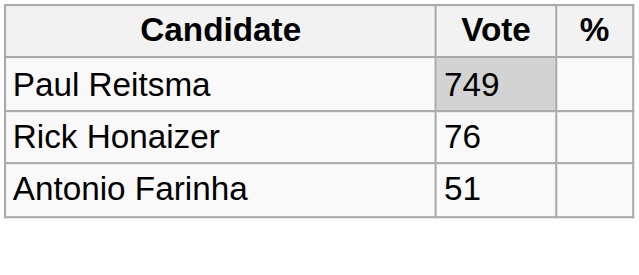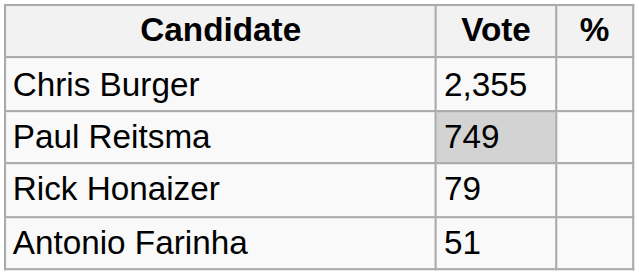+ row: (106, 83)
(463, 136) 76 -> (463, 189) 79
